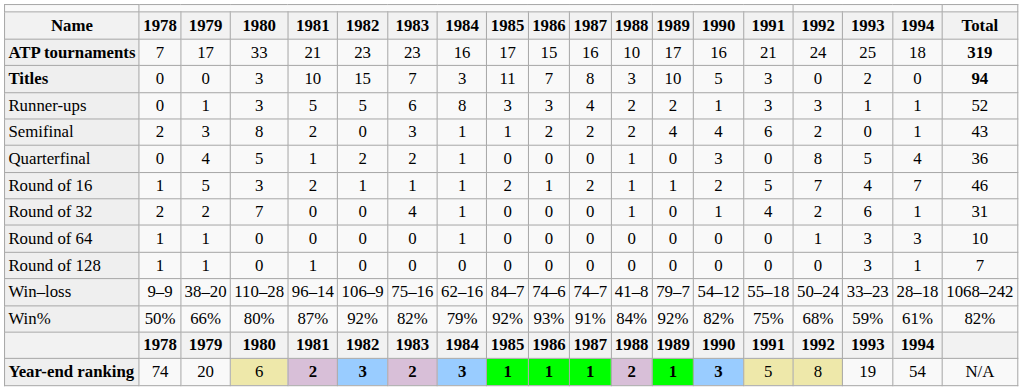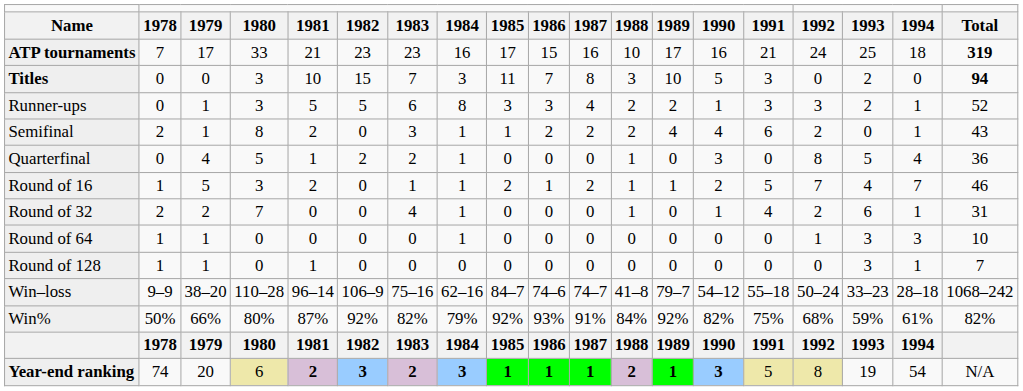(868, 105) 1 -> (868, 105) 2
(206, 132) 3 -> (206, 132) 1
(363, 185) 1 -> (363, 185) 0
